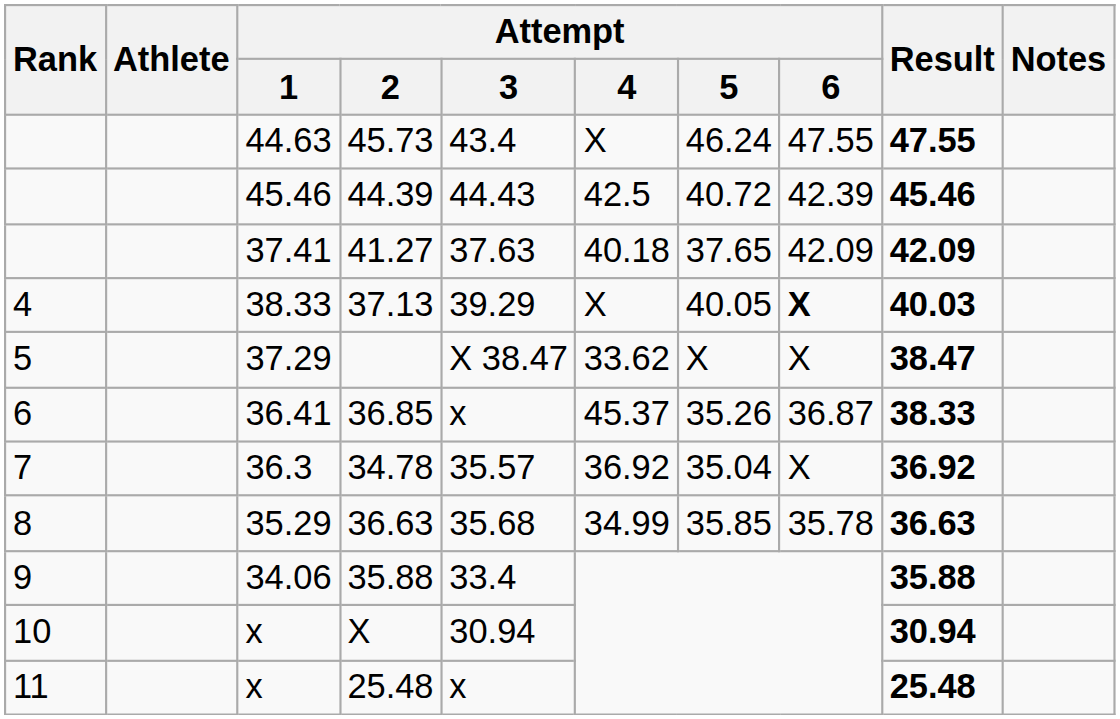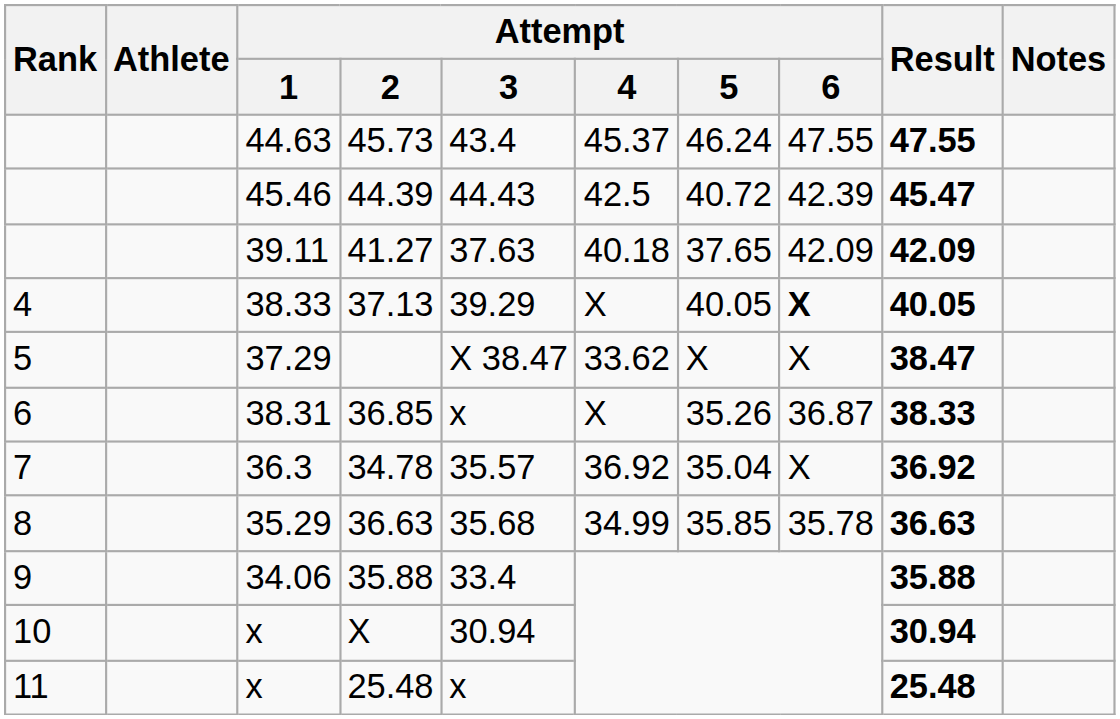(595, 140) X -> (627, 140) 45.37
(933, 195) 45.46 -> (933, 195) 45.47
(288, 250) 37.41 -> (287, 250) 39.11
(933, 304) 40.03 -> (933, 304) 40.05
(288, 413) 36.41 -> (288, 413) 38.31
(627, 413) 45.37 -> (595, 413) X
